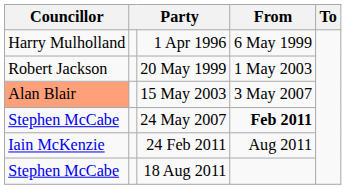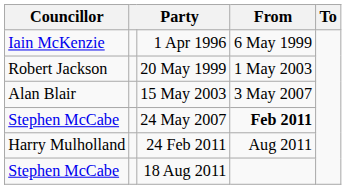(67, 42) Harry Mulholland -> (56, 42) Iain McKenzie
(42, 94) lightsalmon background -> (42, 94) no background
(56, 145) Iain McKenzie -> (67, 145) Harry Mulholland
